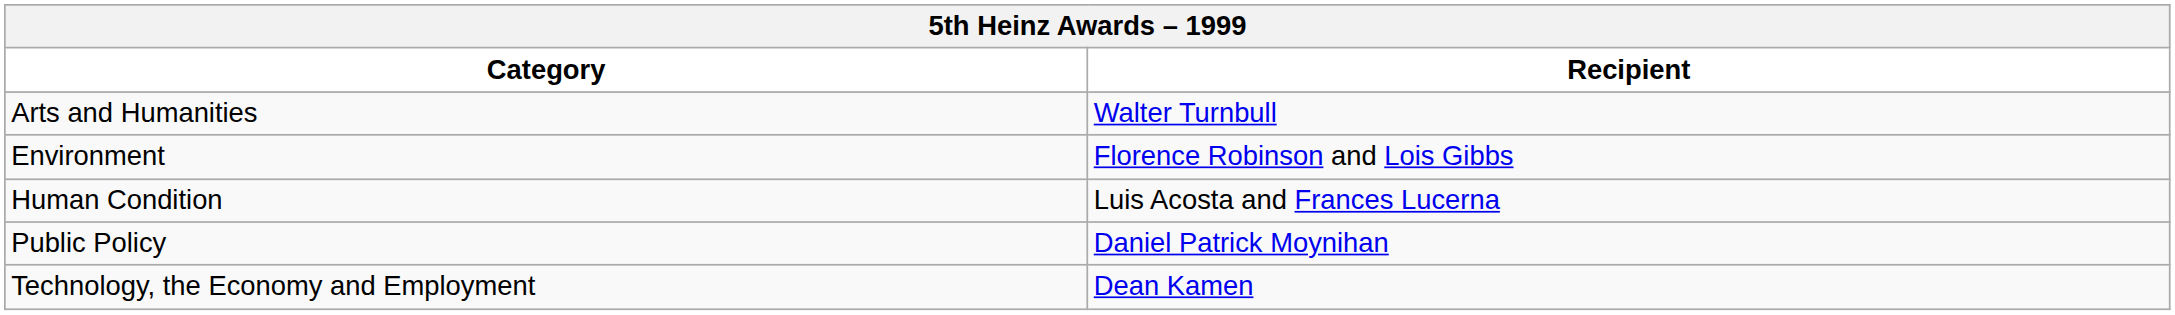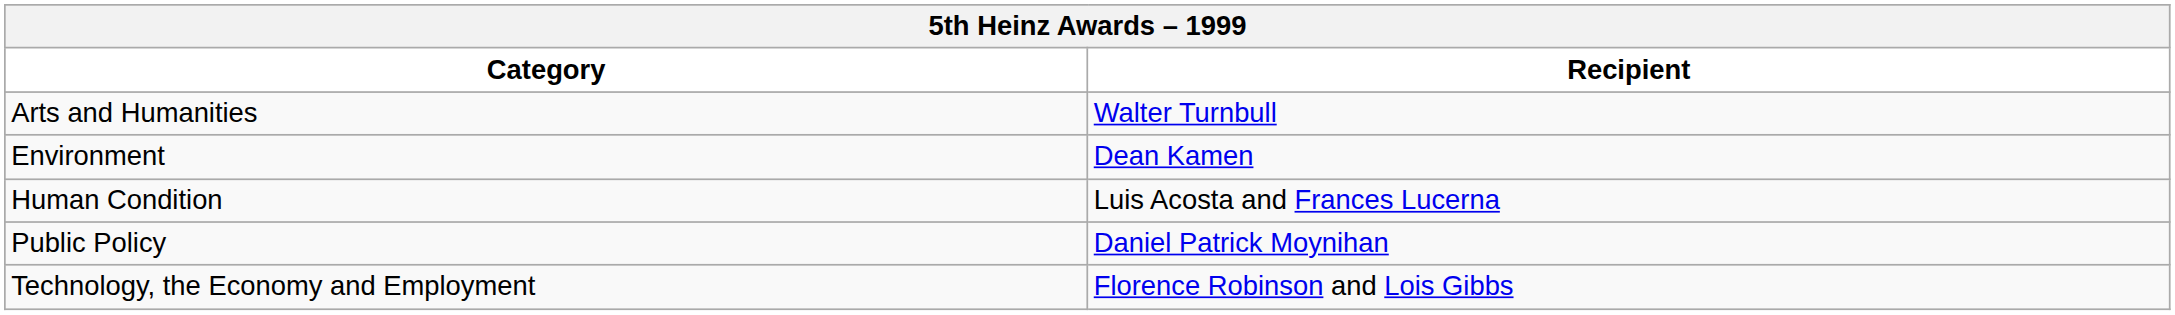(1304, 156) Florence Robinson and Lois Gibbs -> (1174, 156) Dean Kamen
(1174, 286) Dean Kamen -> (1304, 286) Florence Robinson and Lois Gibbs
